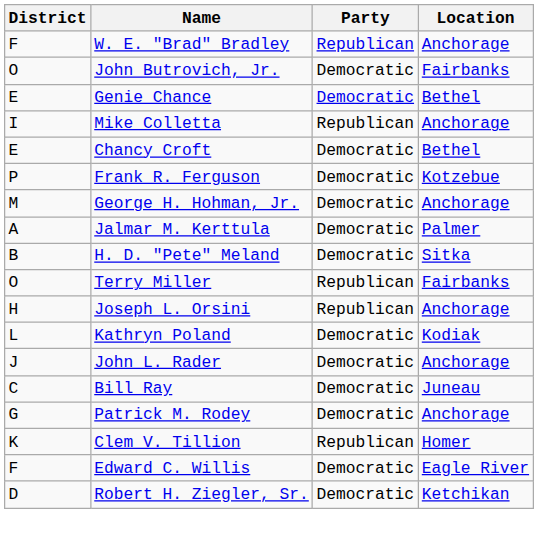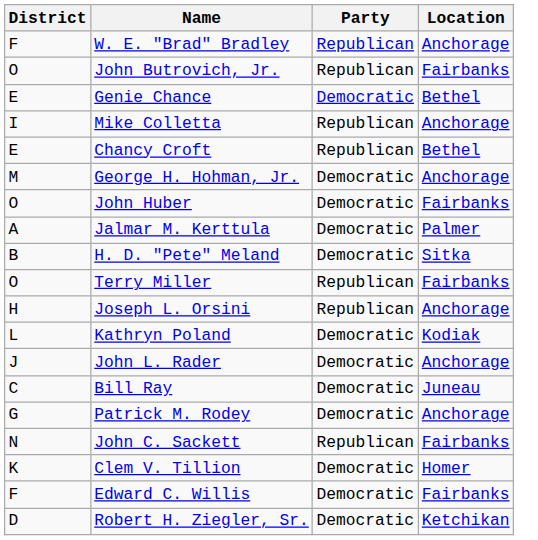(365, 71) Democratic -> (365, 71) Republican
(365, 150) Democratic -> (365, 150) Republican
- row: (177, 177)
+ row: (143, 203)
+ row: (167, 442)
(365, 442) Republican -> (365, 468) Democratic
(475, 468) Eagle River -> (466, 495) Fairbanks
